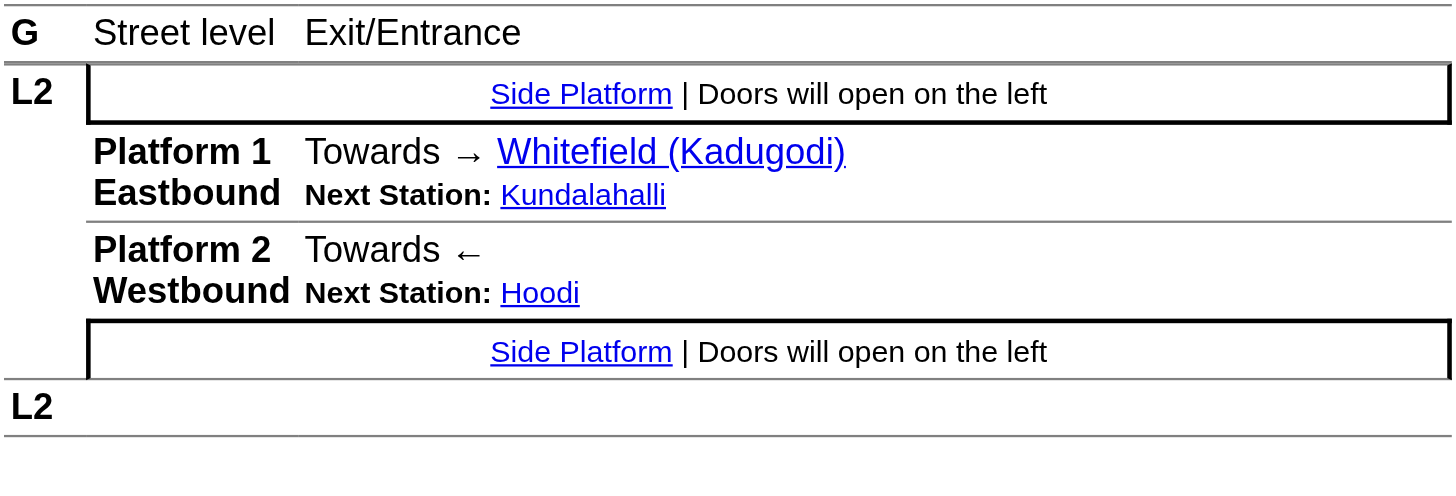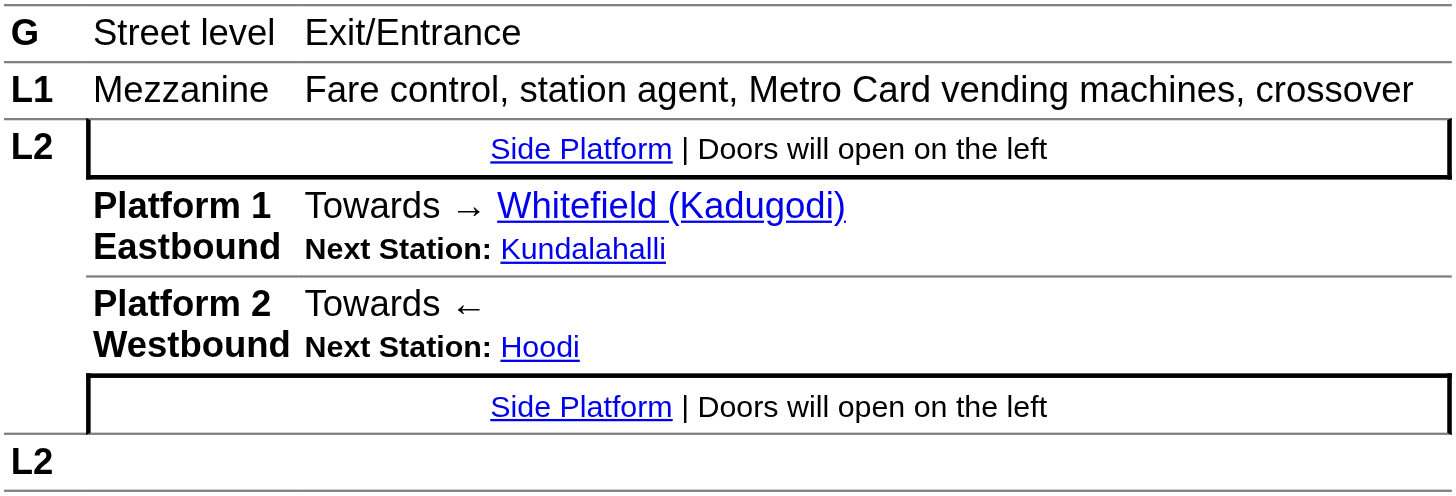+ row: (181, 90)
